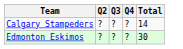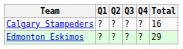+ column: (102, 11)
(143, 24) 14 -> (156, 24) 16
(143, 37) 30 -> (156, 37) 29
